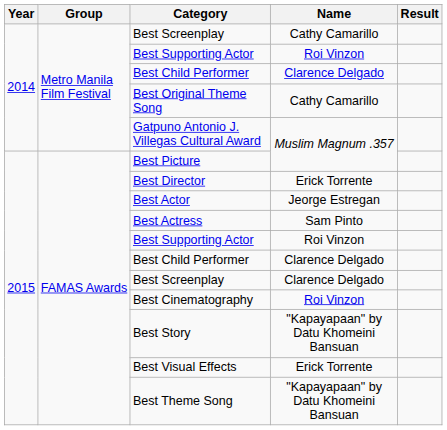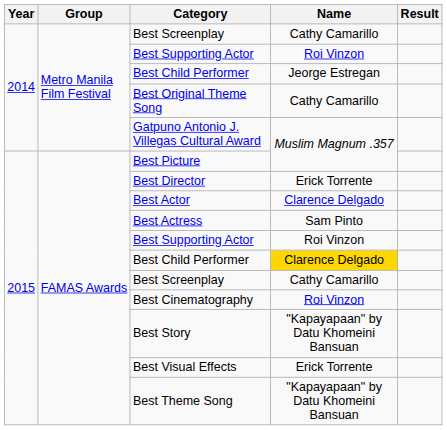(334, 73) Clarence Delgado -> (334, 73) Jeorge Estregan
(334, 200) Jeorge Estregan -> (334, 200) Clarence Delgado
(334, 260) no background -> (334, 260) gold background
(334, 279) Clarence Delgado -> (334, 279) Cathy Camarillo
